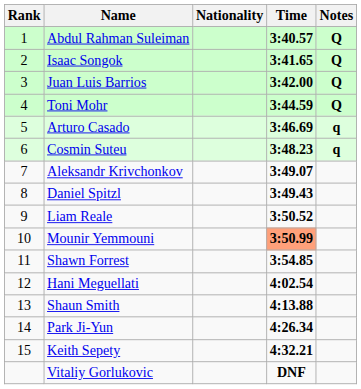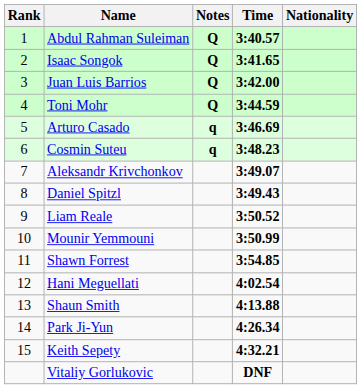columns swapped: (230, 15) <-> (336, 15)
(291, 238) lightsalmon background -> (258, 238) no background
